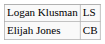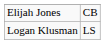rows swapped: (34, 30) <-> (42, 13)
